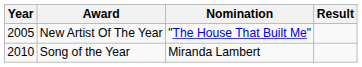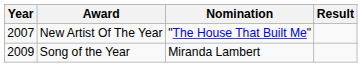(21, 33) 2005 -> (21, 33) 2007
(21, 52) 2010 -> (21, 52) 2009
